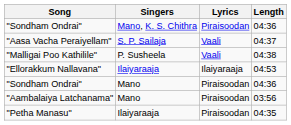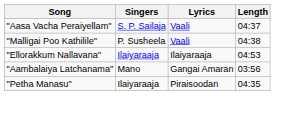- row: (44, 26)
- row: (44, 84)
(225, 98) Piraisoodan -> (202, 69) Gangai Amaran
